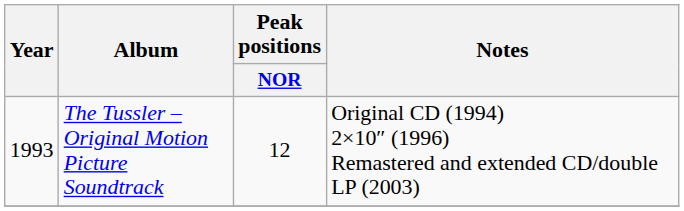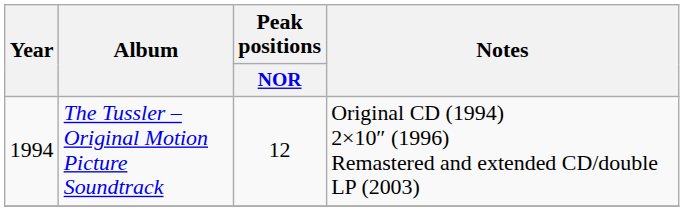(32, 150) 1993 -> (32, 150) 1994
